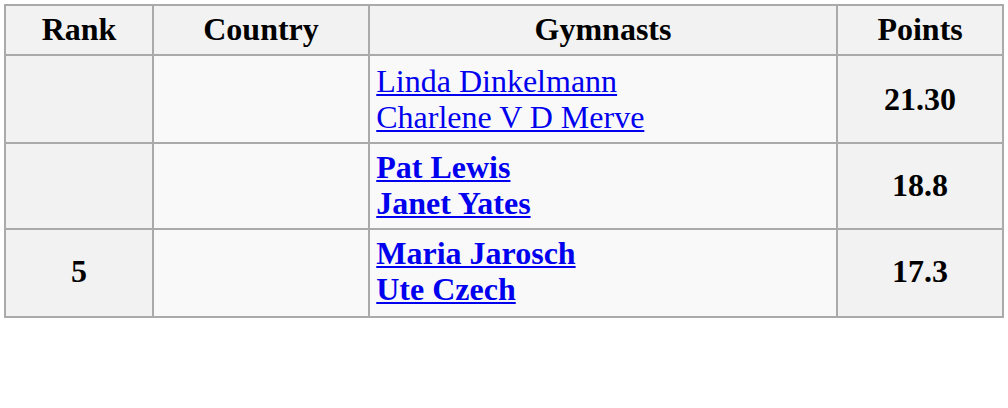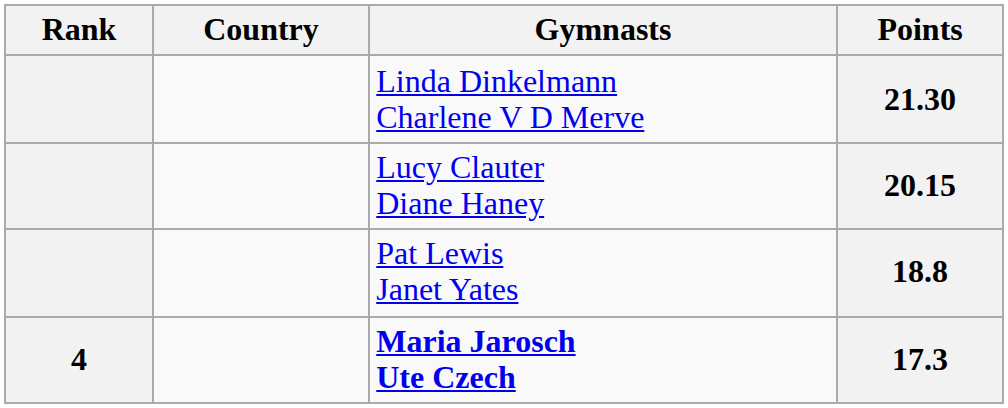+ row: (920, 185)
(453, 185) bold -> (447, 272) normal
(79, 272) 5 -> (79, 358) 4
